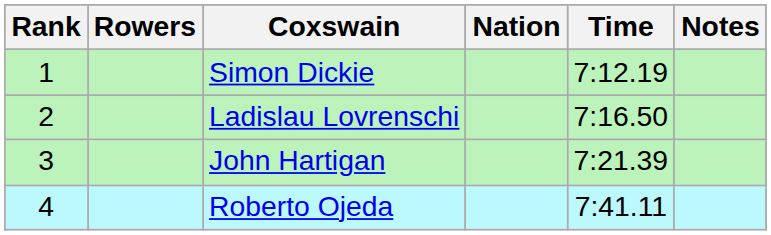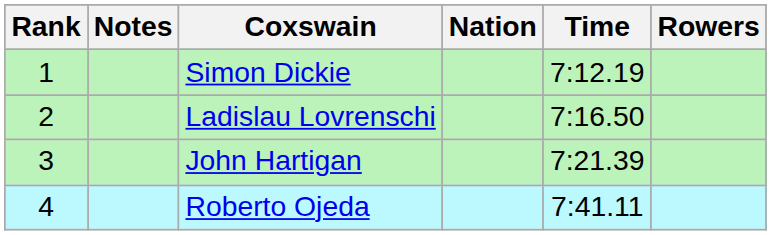columns swapped: (145, 26) <-> (721, 26)
